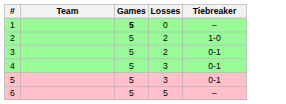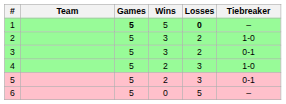+ column: (165, 12)
(165, 25) normal -> (200, 25) bold
(215, 66) 0-1 -> (249, 66) 1-0
